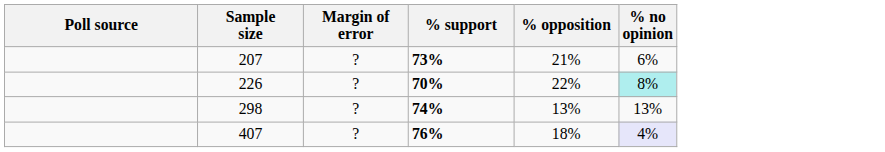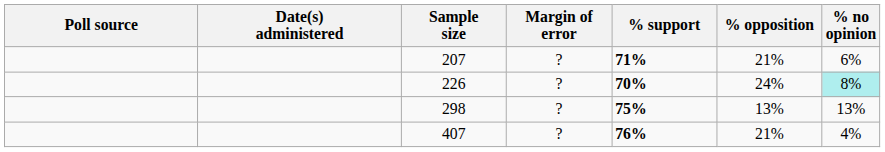+ column: (300, 25)
(428, 59) 73% -> (631, 59) 71%
(566, 84) 22% -> (769, 84) 24%
(428, 109) 74% -> (631, 109) 75%
(566, 134) 18% -> (769, 134) 21%
(648, 134) lavender background -> (851, 134) no background
